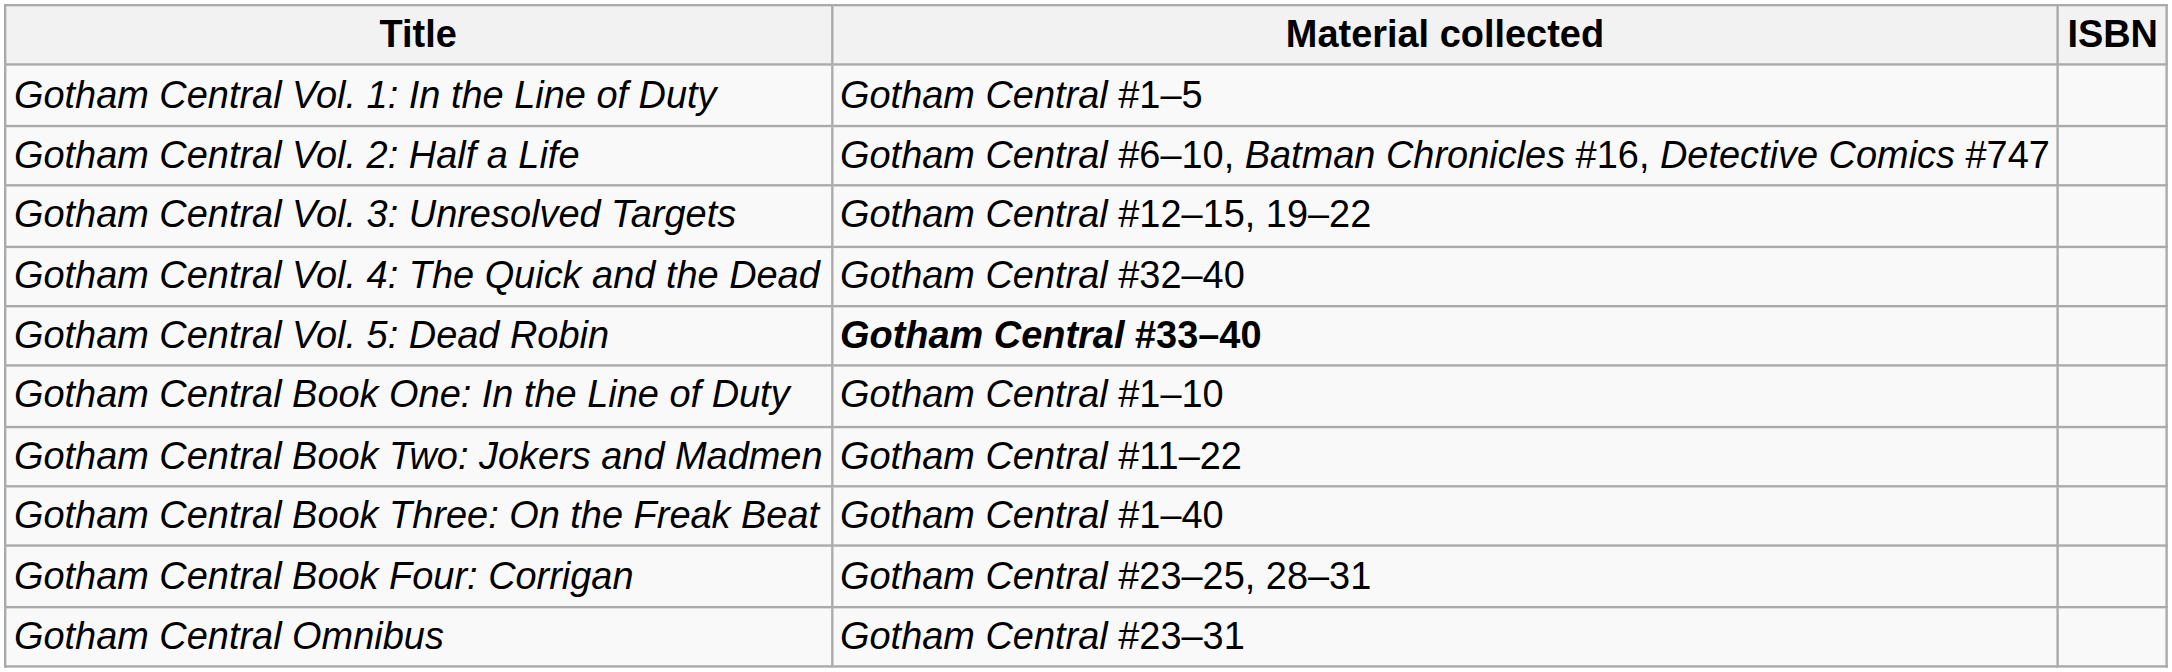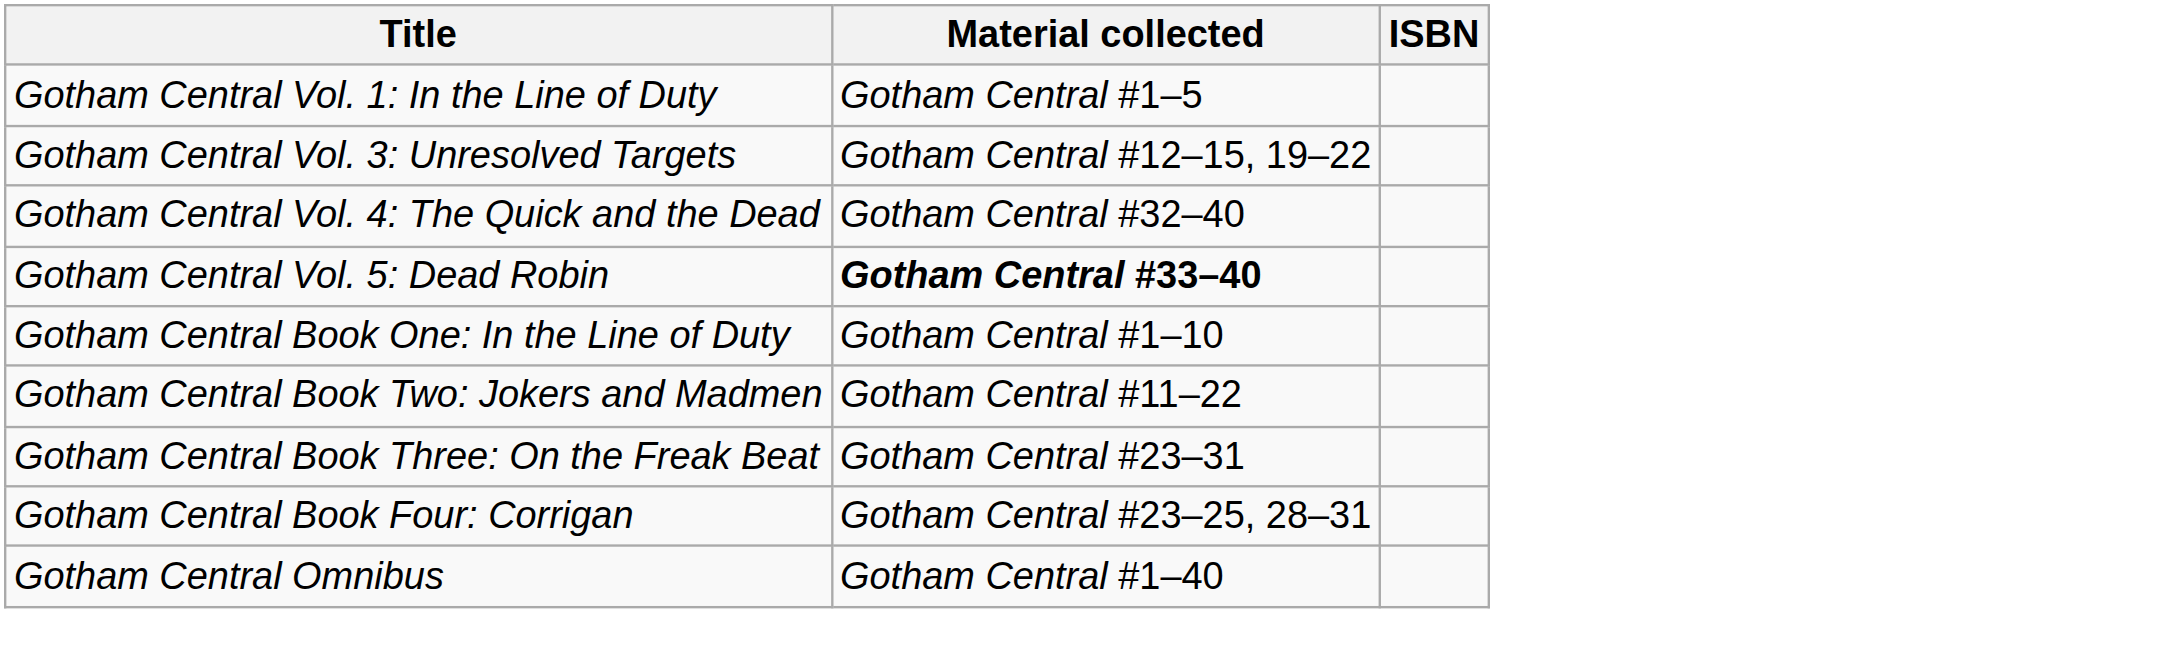- row: (297, 154)
(1032, 515) Gotham Central #1–40 -> (1042, 455) Gotham Central #23–31
(1042, 635) Gotham Central #23–31 -> (1032, 575) Gotham Central #1–40
